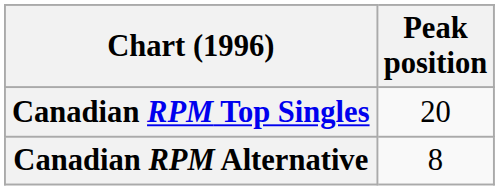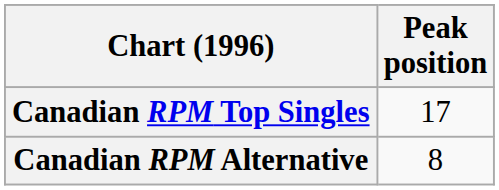(435, 111) 20 -> (435, 111) 17
